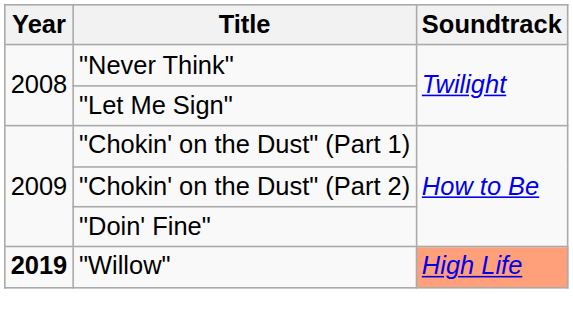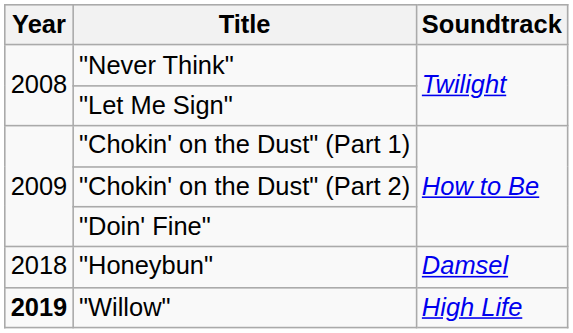+ row: (146, 266)
(472, 266) lightsalmon background -> (472, 307) no background
